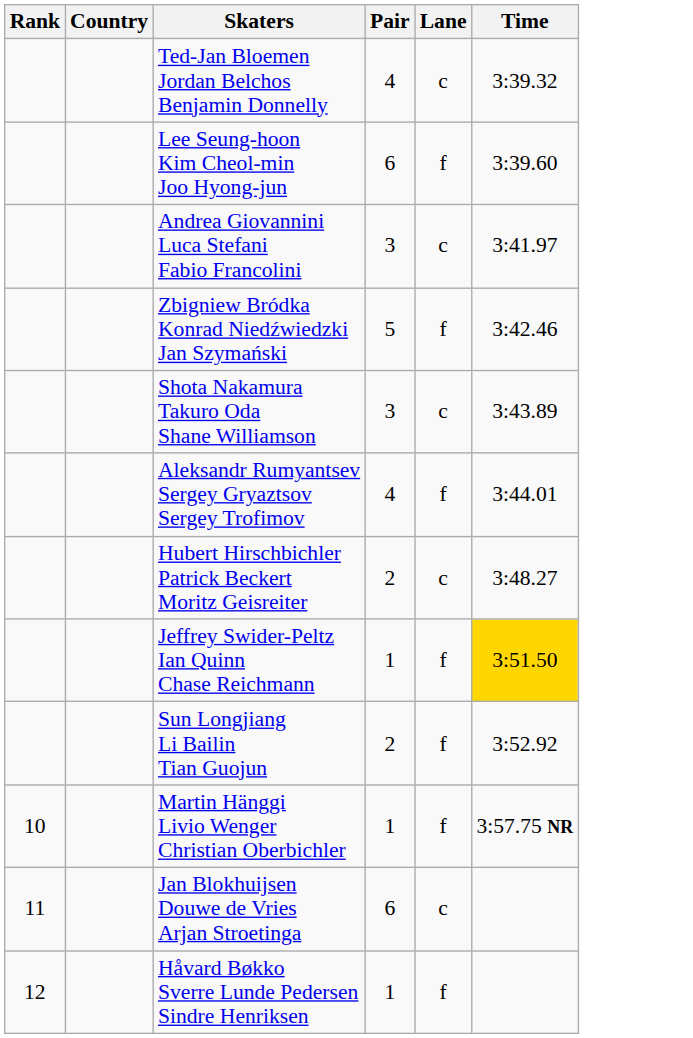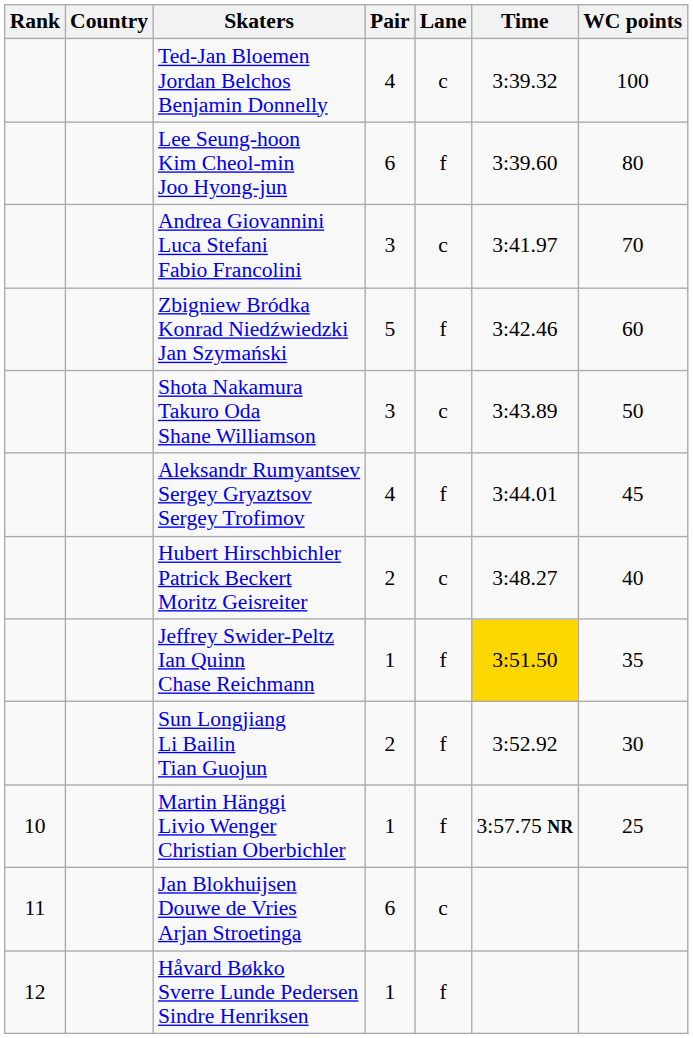+ column: (633, 21)
